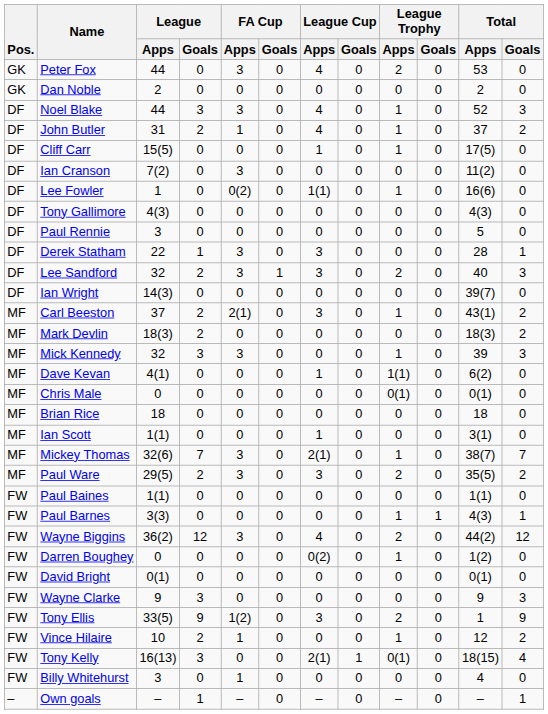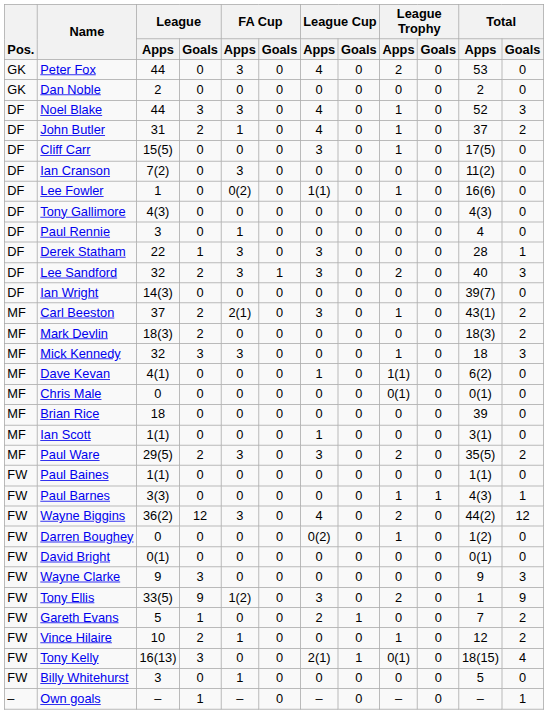(319, 150) 1 -> (319, 150) 3
(240, 232) 0 -> (240, 232) 1
(480, 232) 5 -> (480, 232) 4
(480, 353) 39 -> (480, 353) 18
(480, 414) 18 -> (480, 414) 39
- row: (85, 455)
+ row: (79, 617)
(480, 678) 4 -> (480, 678) 5
